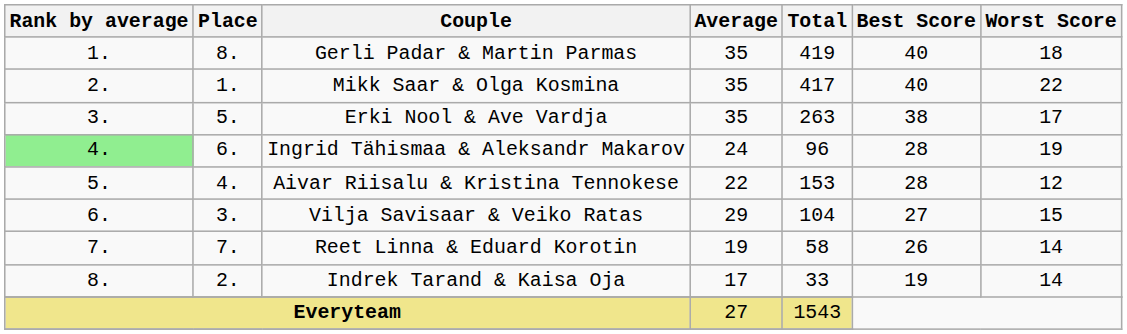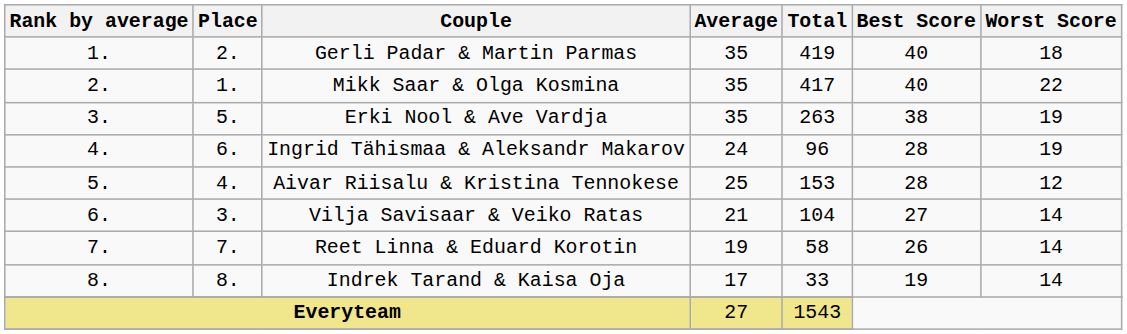(228, 53) 8. -> (228, 53) 2.
(1051, 118) 17 -> (1051, 118) 19
(99, 151) lightgreen background -> (99, 151) no background
(736, 183) 22 -> (736, 183) 25
(736, 215) 29 -> (736, 215) 21
(1051, 215) 15 -> (1051, 215) 14
(228, 280) 2. -> (228, 280) 8.
